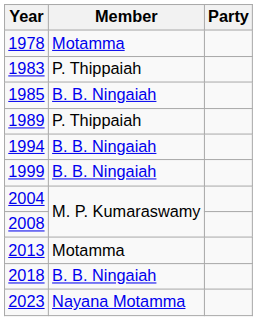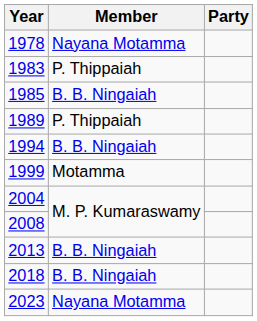(88, 43) Motamma -> (119, 43) Nayana Motamma
(104, 172) B. B. Ningaiah -> (88, 172) Motamma
(88, 250) Motamma -> (104, 250) B. B. Ningaiah
